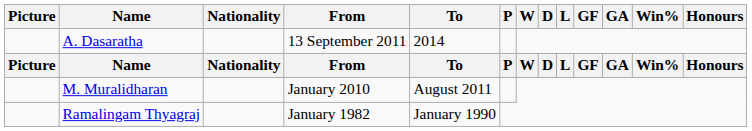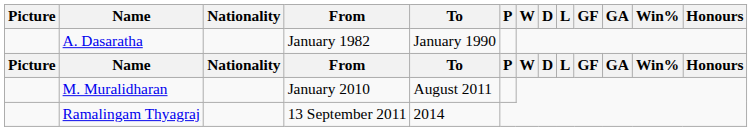(347, 41) 13 September 2011 -> (329, 41) January 1982
(429, 41) 2014 -> (455, 41) January 1990
(329, 114) January 1982 -> (347, 114) 13 September 2011
(455, 114) January 1990 -> (429, 114) 2014
